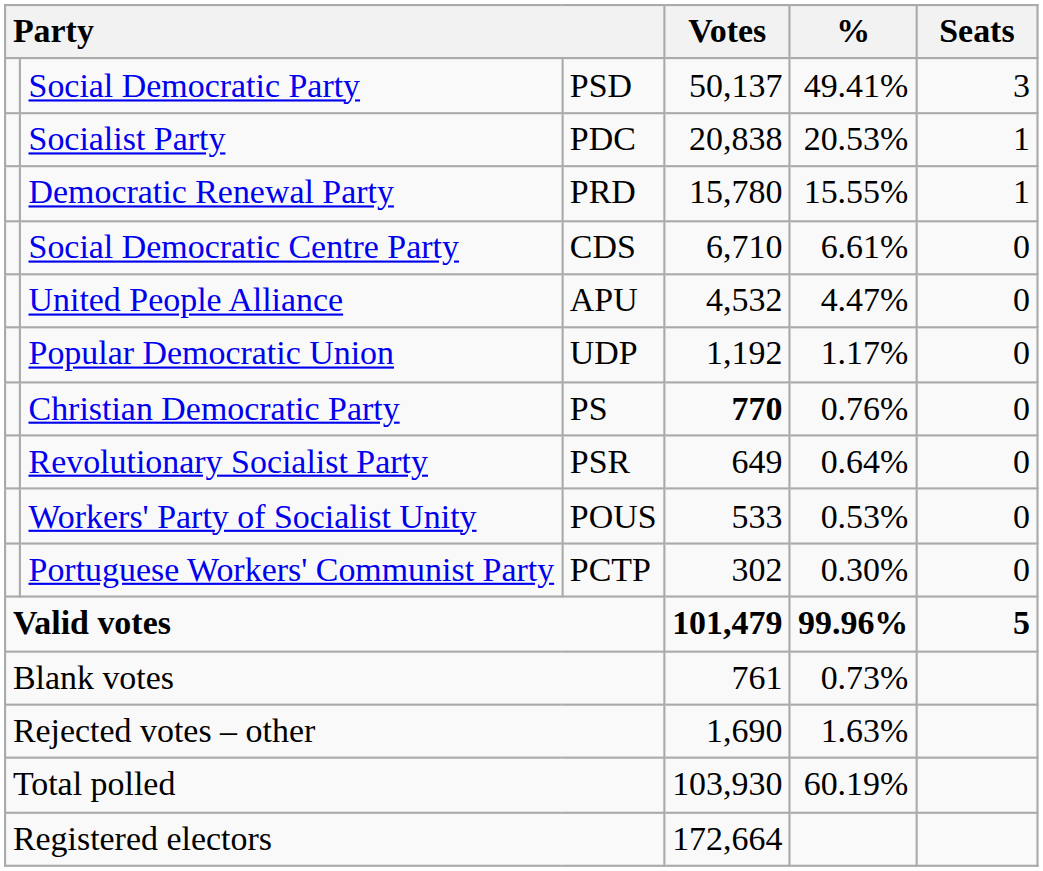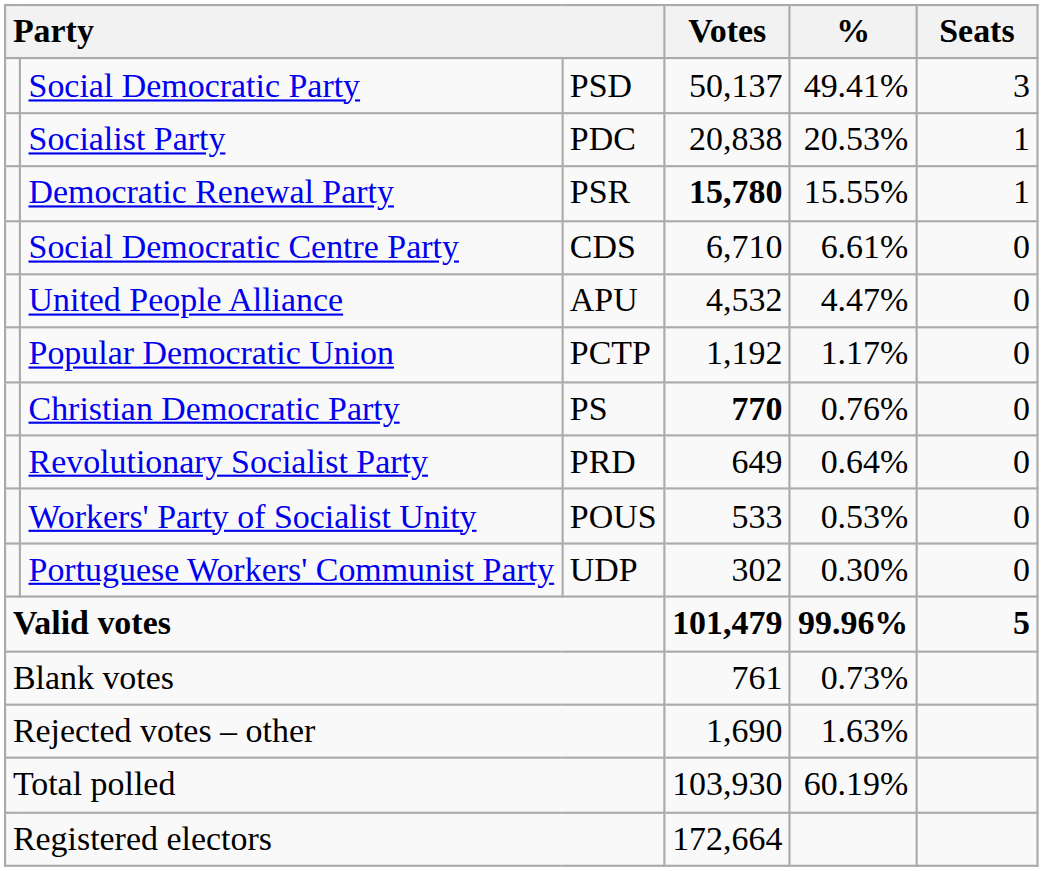(603, 192) PRD -> (600, 192) PSR
(736, 192) normal -> (736, 192) bold
(604, 354) UDP -> (610, 354) PCTP
(600, 461) PSR -> (603, 461) PRD
(610, 569) PCTP -> (604, 569) UDP
